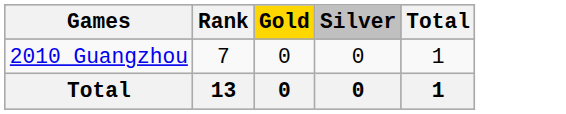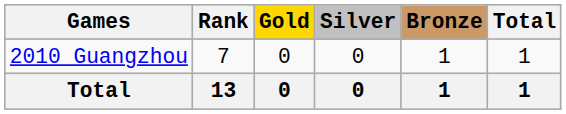+ column: (444, 22)
